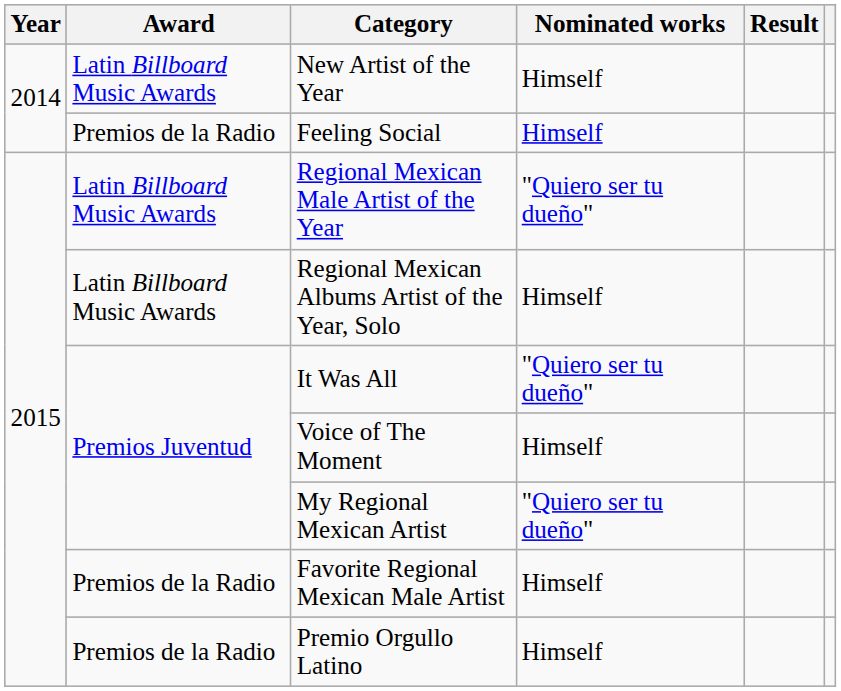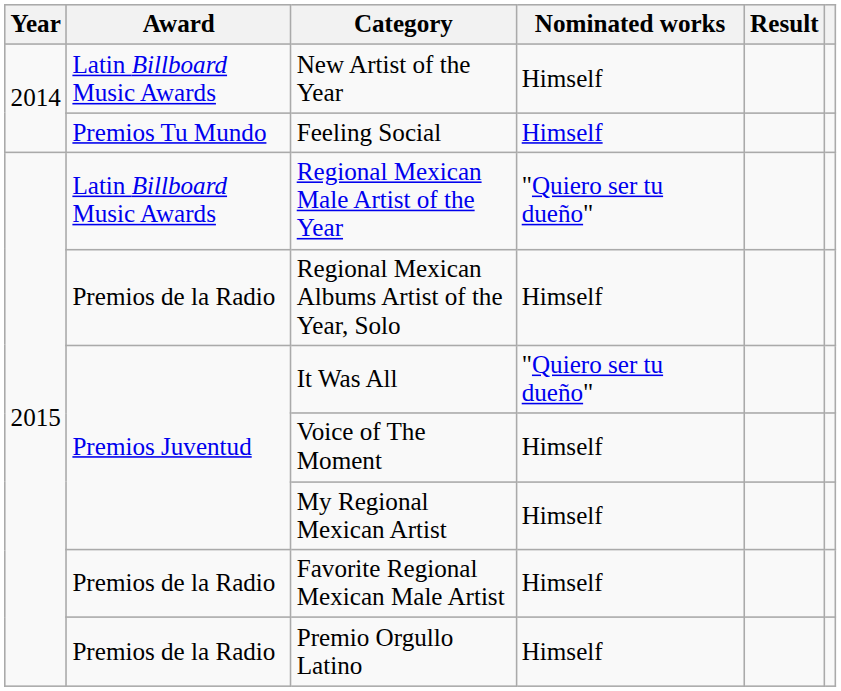(174, 132) Premios de la Radio -> (169, 132) Premios Tu Mundo
(150, 296) Latin Billboard Music Awards -> (174, 296) Premios de la Radio
(592, 515) "Quiero ser tu dueño" -> (562, 515) Himself
